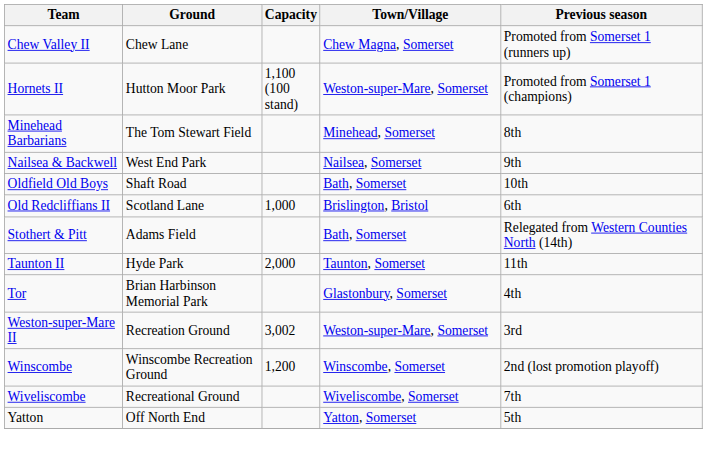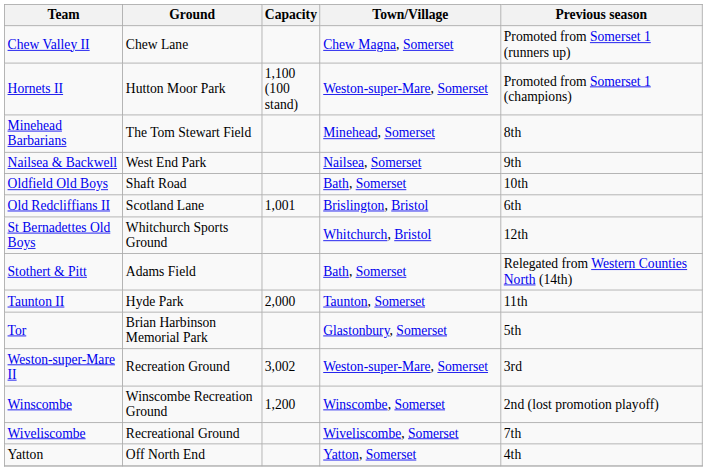(280, 205) 1,000 -> (280, 205) 1,001
+ row: (59, 235)
(512, 293) 4th -> (512, 330) 5th
(512, 418) 5th -> (512, 454) 4th
